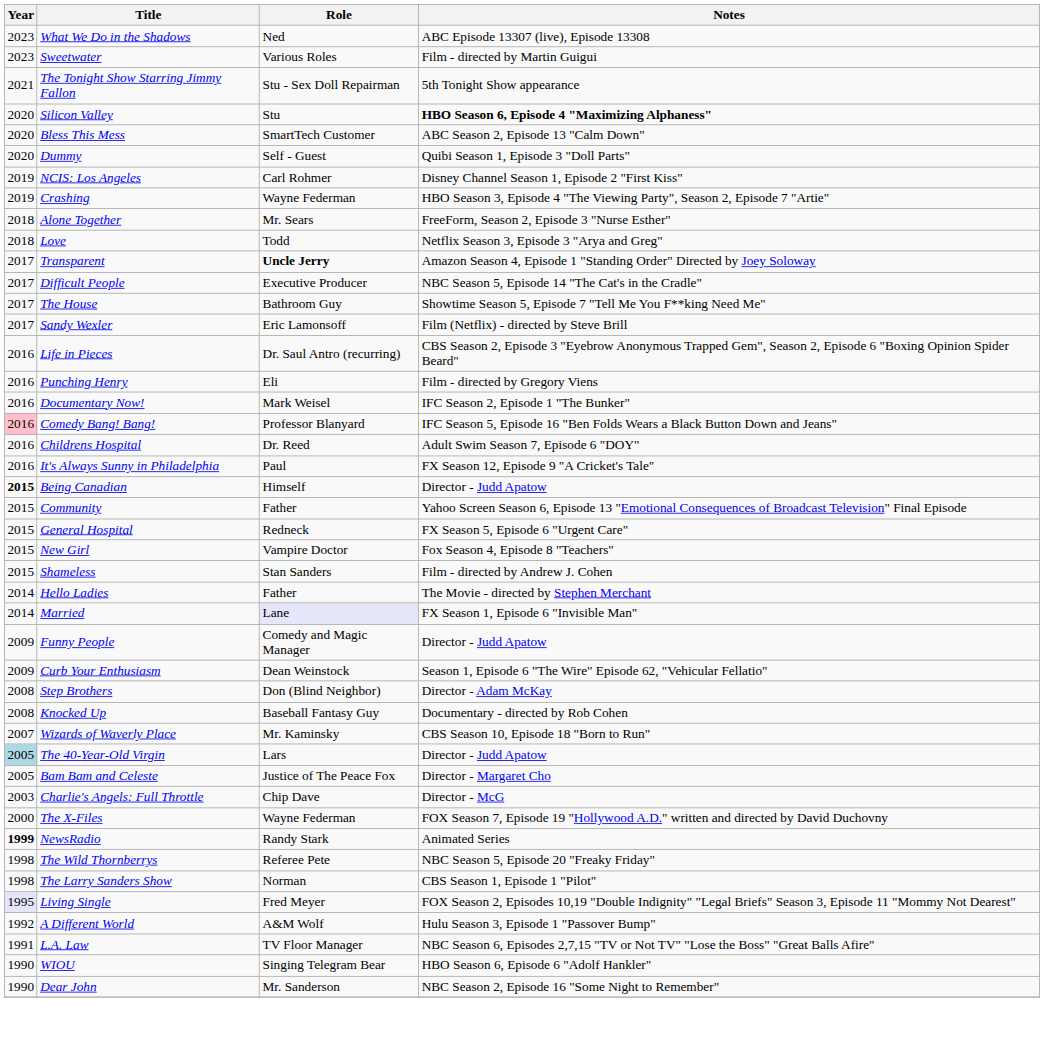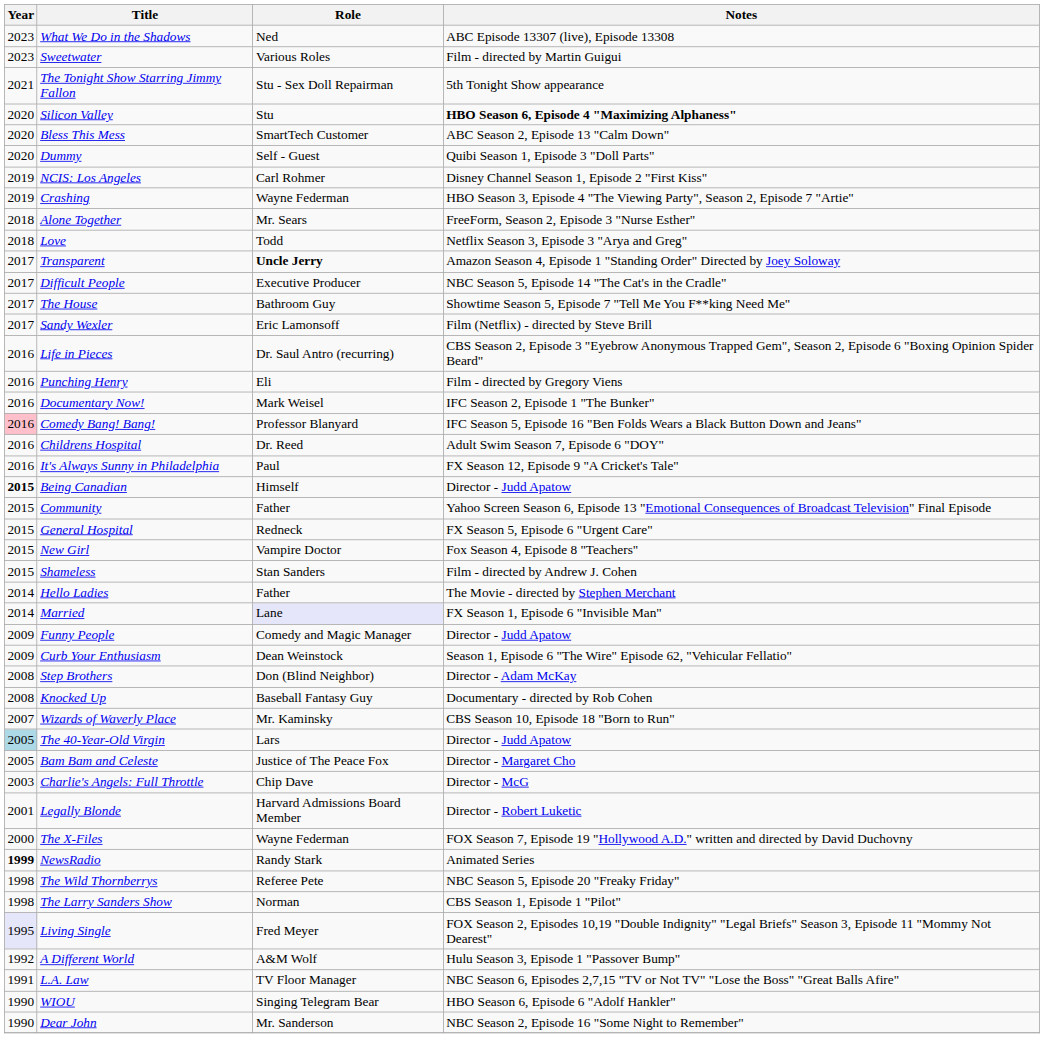+ row: (81, 810)
